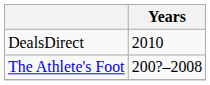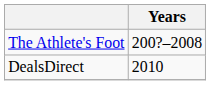rows swapped: (66, 67) <-> (46, 42)
